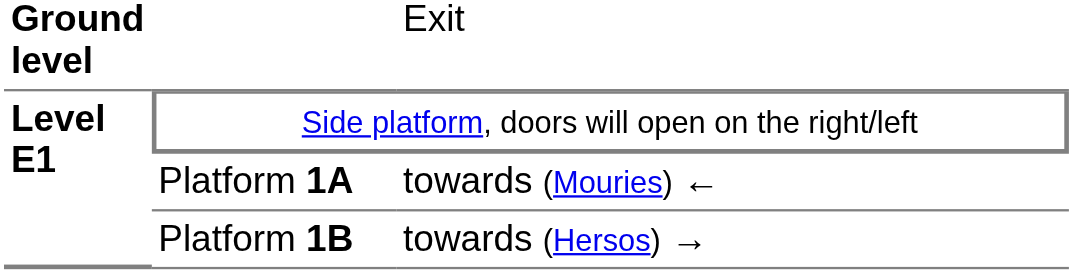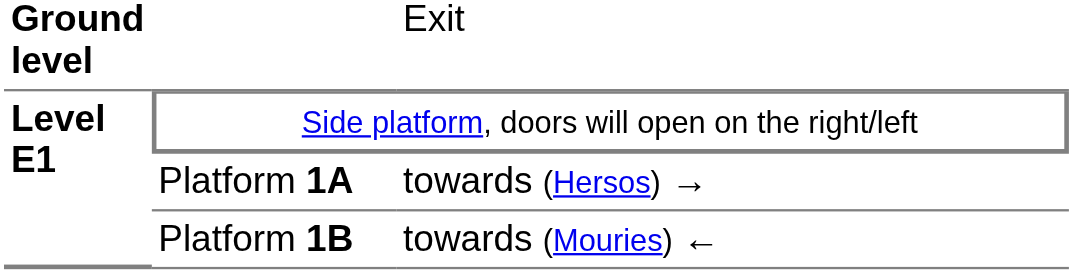(562, 180) towards (Mouries) ← -> (556, 180) towards (Hersos) →
(556, 238) towards (Hersos) → -> (562, 238) towards (Mouries) ←
